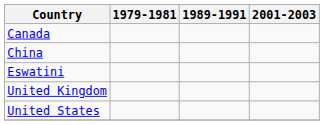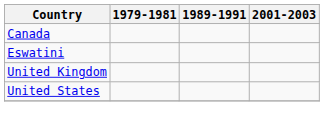- row: (25, 53)
